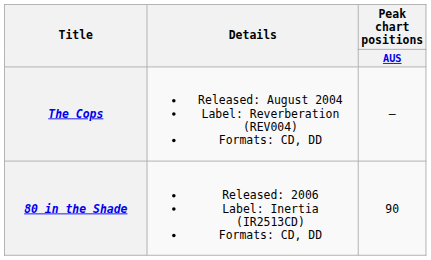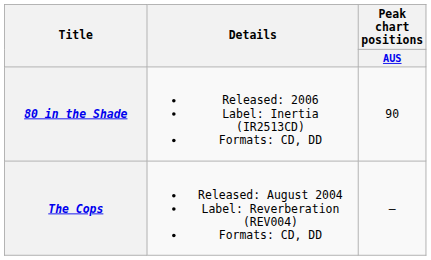rows swapped: (76, 114) <-> (76, 208)
